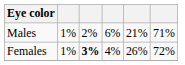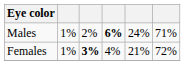(113, 32) normal -> (114, 32) bold
(137, 32) 21% -> (139, 32) 24%
(137, 51) 26% -> (139, 51) 21%
